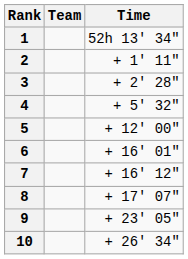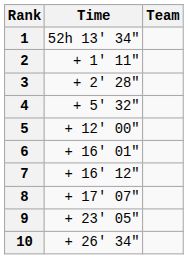columns swapped: (65, 16) <-> (134, 16)
